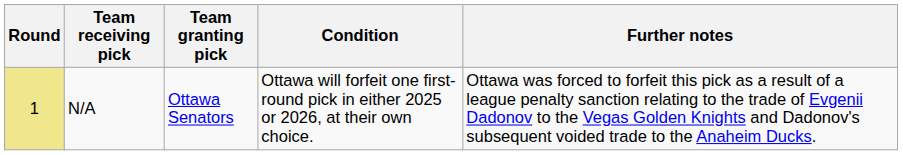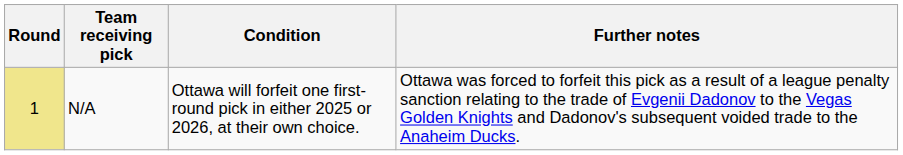- column: (211, 36)
